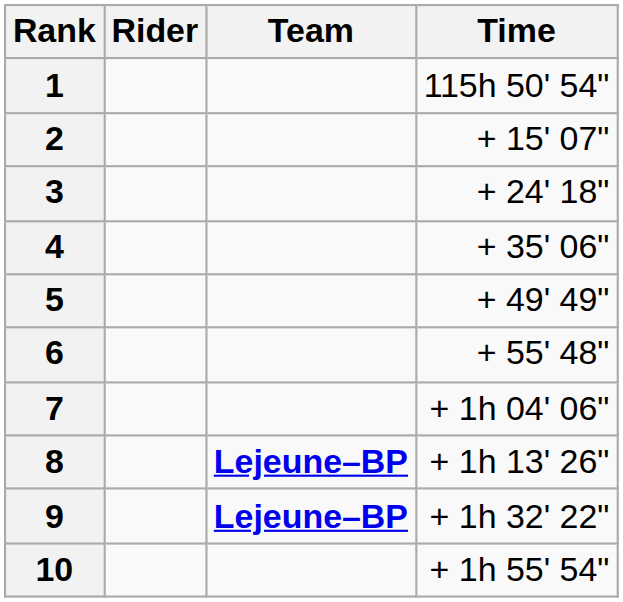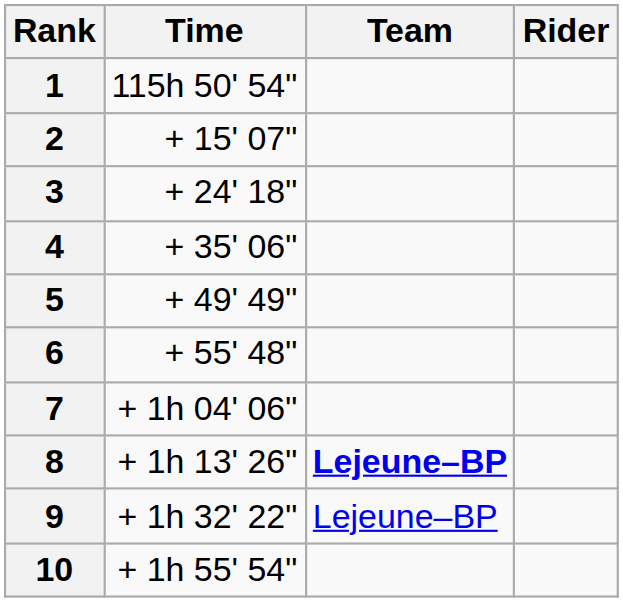columns swapped: (155, 31) <-> (517, 31)
(311, 515) bold -> (405, 515) normal
